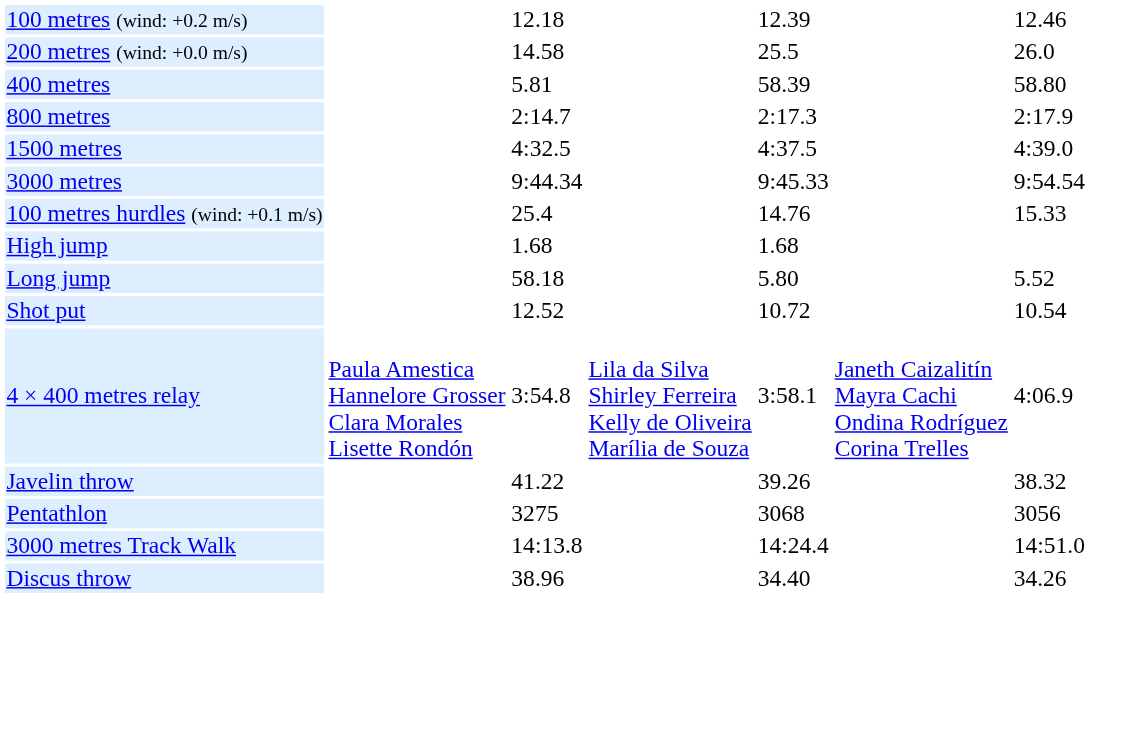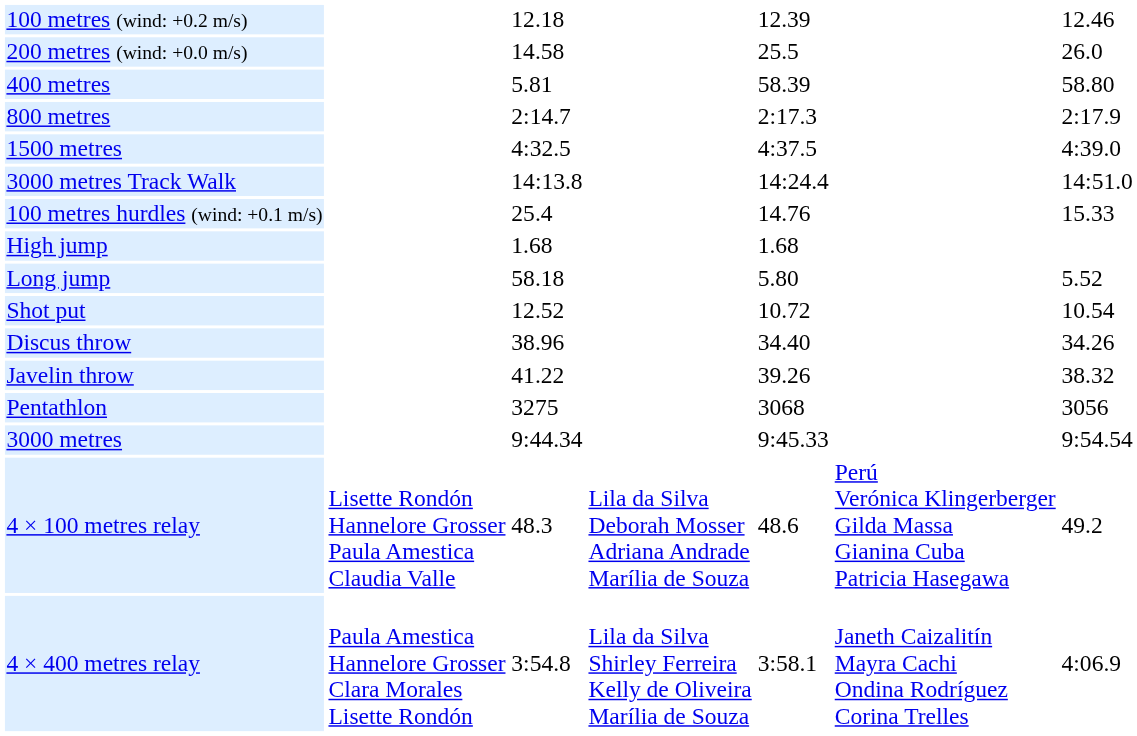rows swapped: (64, 181) <-> (121, 545)
rows swapped: (69, 578) <-> (103, 395)
+ row: (103, 525)
